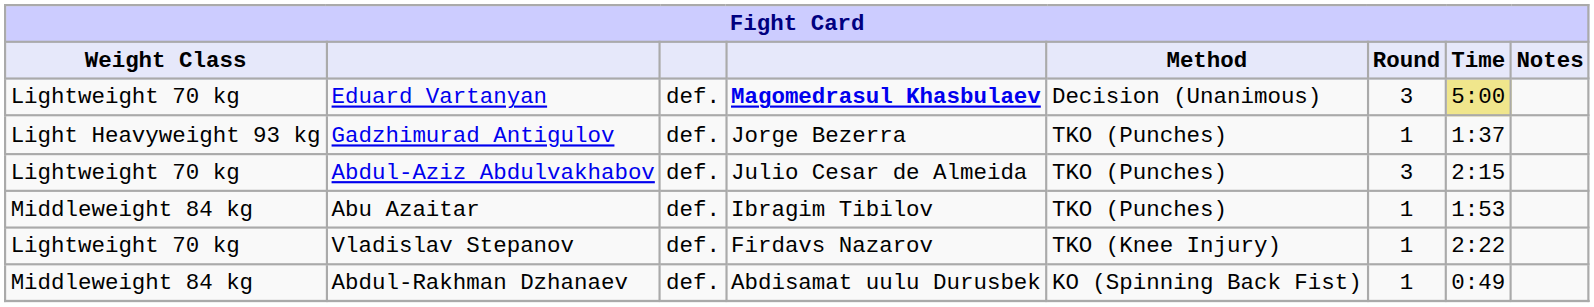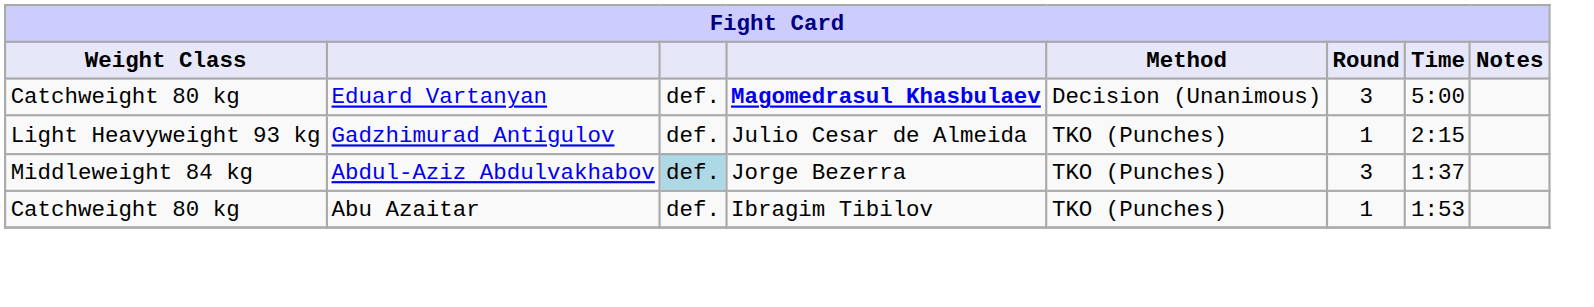(125, 98) Lightweight 70 kg -> (125, 98) Catchweight 80 kg
(1478, 98) khaki background -> (1438, 98) no background
(819, 135) Jorge Bezerra -> (879, 135) Julio Cesar de Almeida
(1478, 135) 1:37 -> (1438, 135) 2:15
(125, 172) Lightweight 70 kg -> (132, 172) Middleweight 84 kg
(693, 172) no background -> (693, 172) lightblue background
(879, 172) Julio Cesar de Almeida -> (819, 172) Jorge Bezerra
(1478, 172) 2:15 -> (1438, 172) 1:37
(132, 209) Middleweight 84 kg -> (125, 209) Catchweight 80 kg
- row: (453, 246)
- row: (480, 283)
